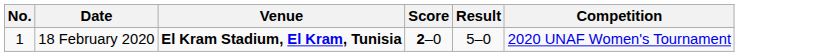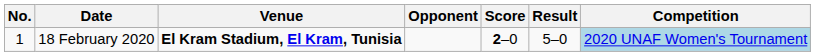+ column: (443, 16)
(619, 39) no background -> (696, 39) lightblue background
